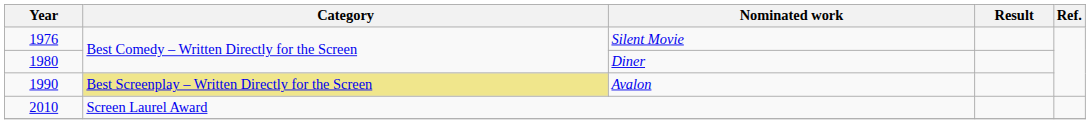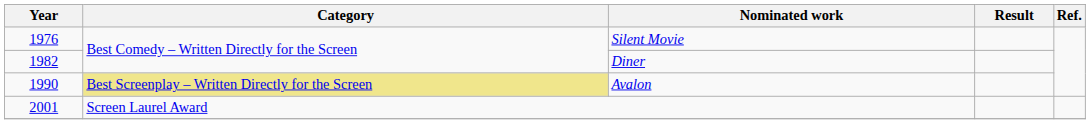(44, 61) 1980 -> (44, 61) 1982
(44, 107) 2010 -> (44, 107) 2001
